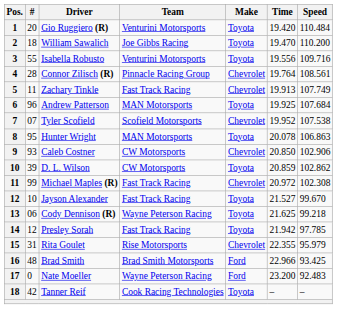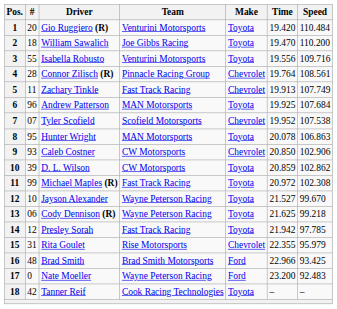(247, 183) Chevrolet -> (241, 183) Toyota
(156, 198) Fast Track Racing -> (167, 198) Wayne Peterson Racing
